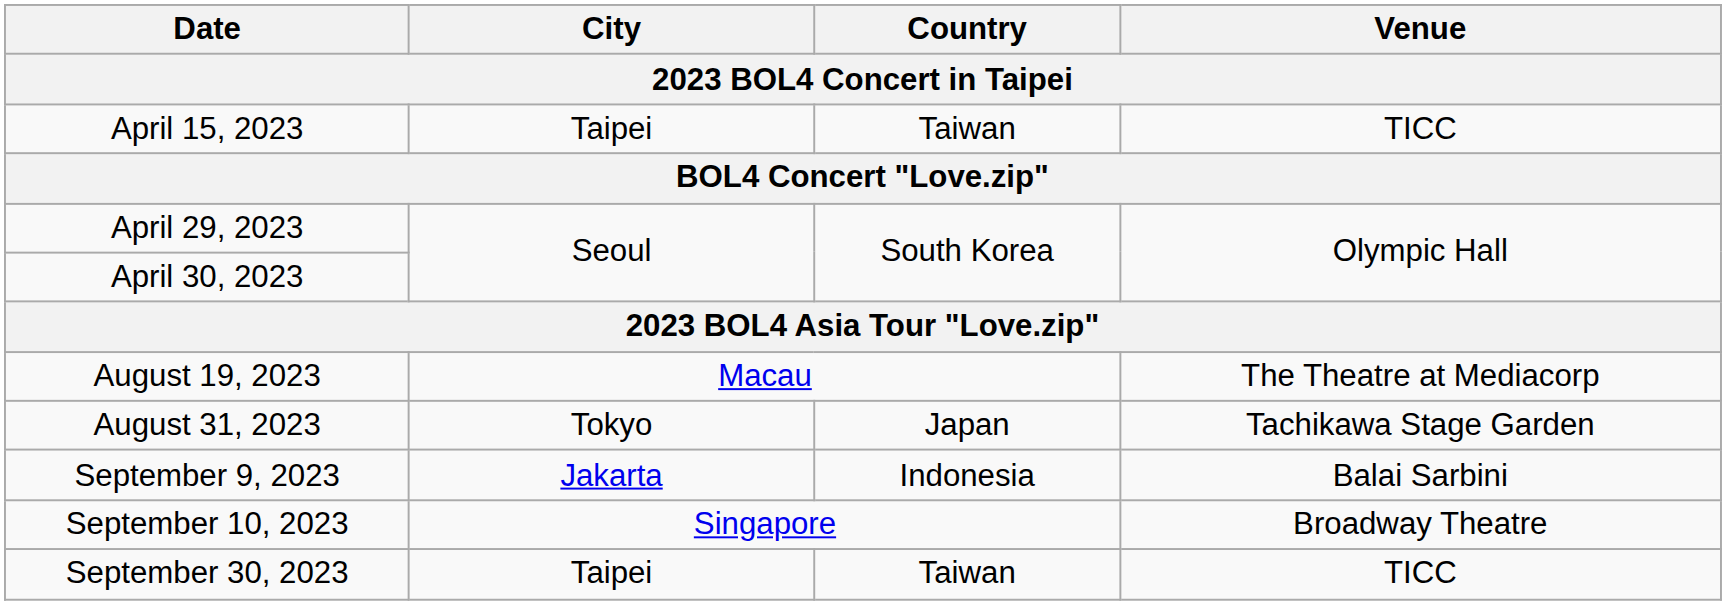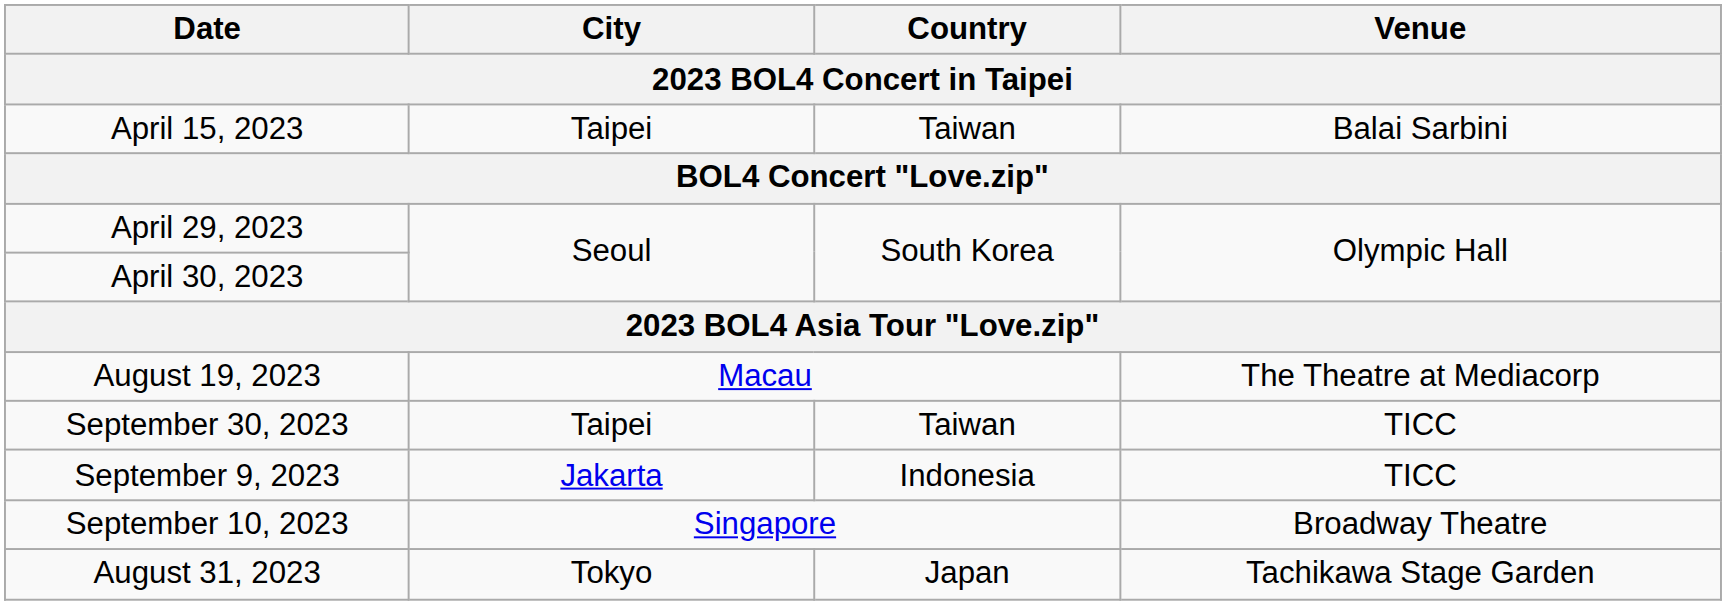(1420, 128) TICC -> (1420, 128) Balai Sarbini
rows swapped: (207, 425) <-> (207, 573)
(1420, 474) Balai Sarbini -> (1420, 474) TICC
